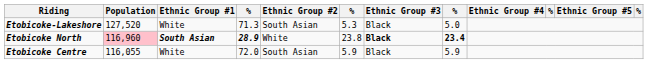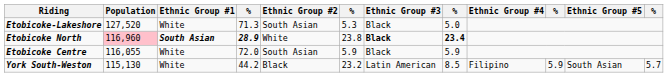+ row: (49, 65)
